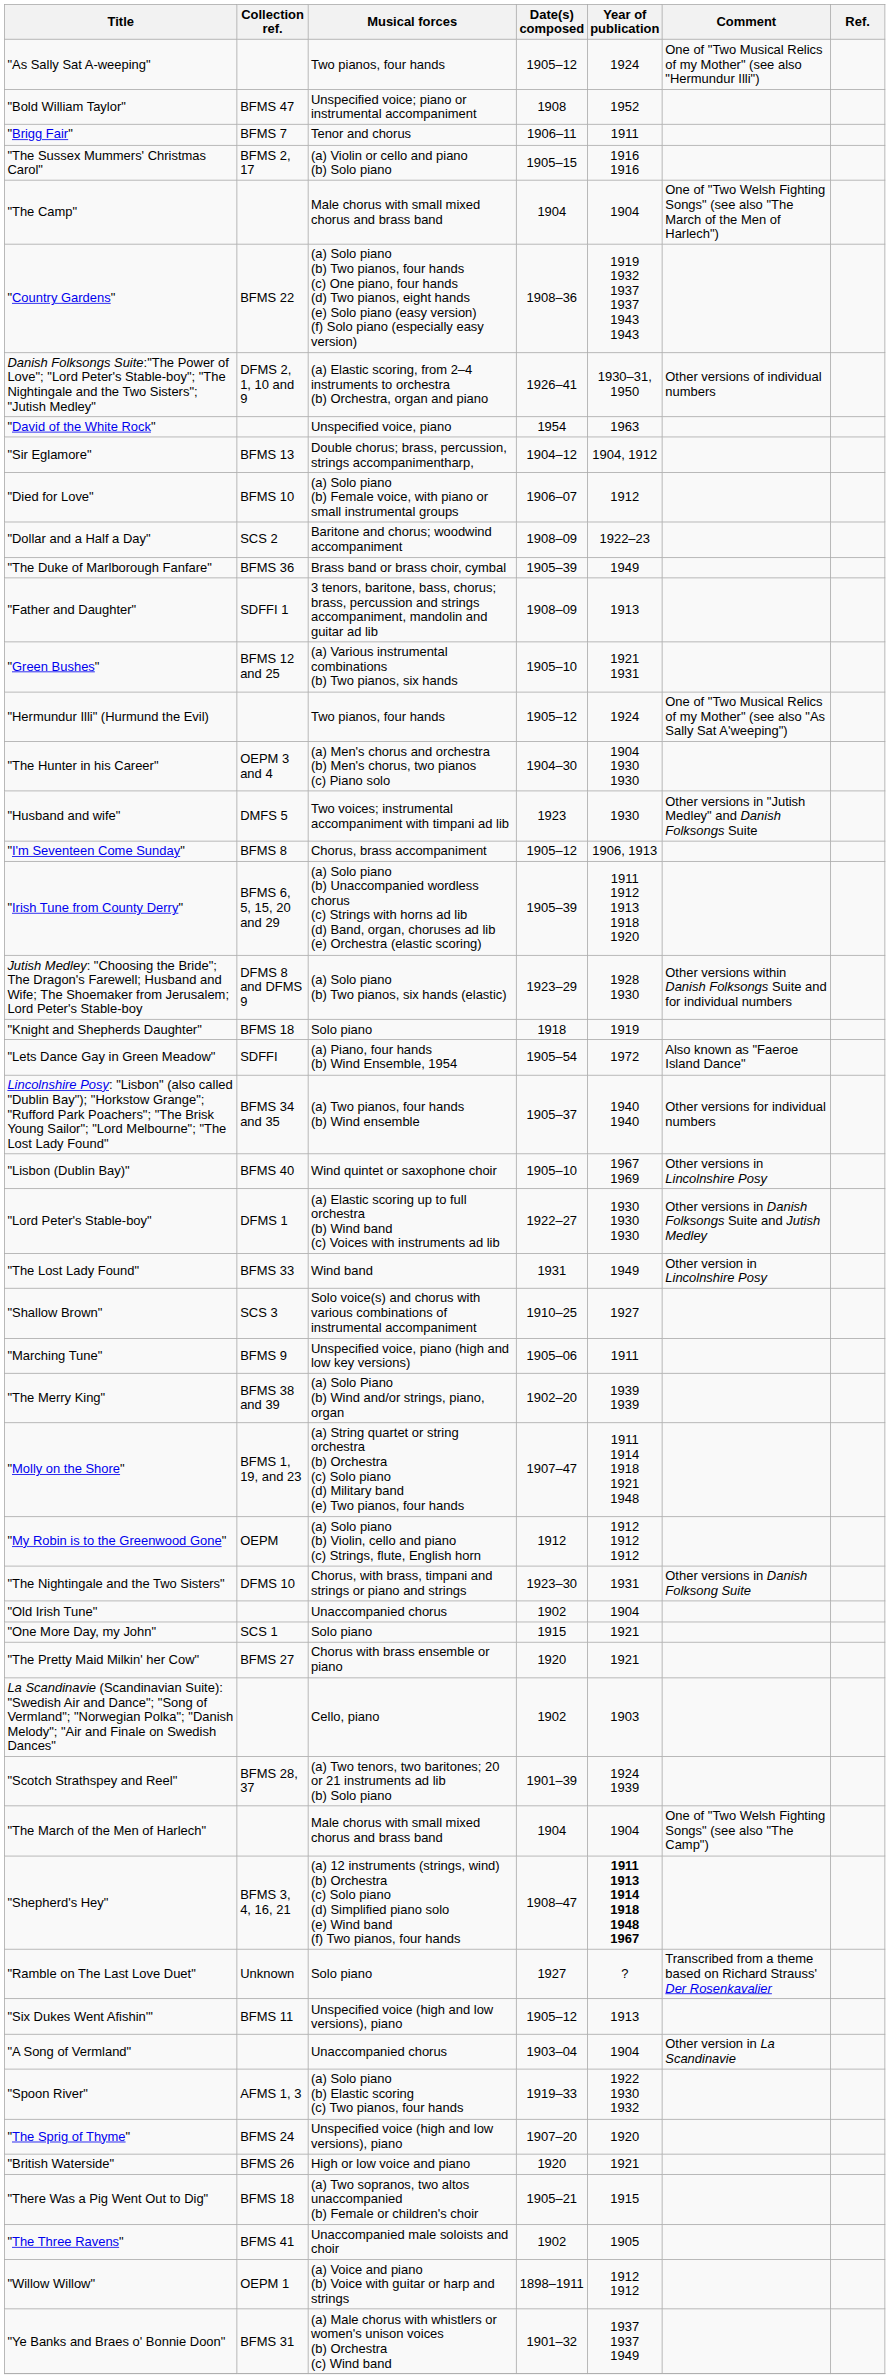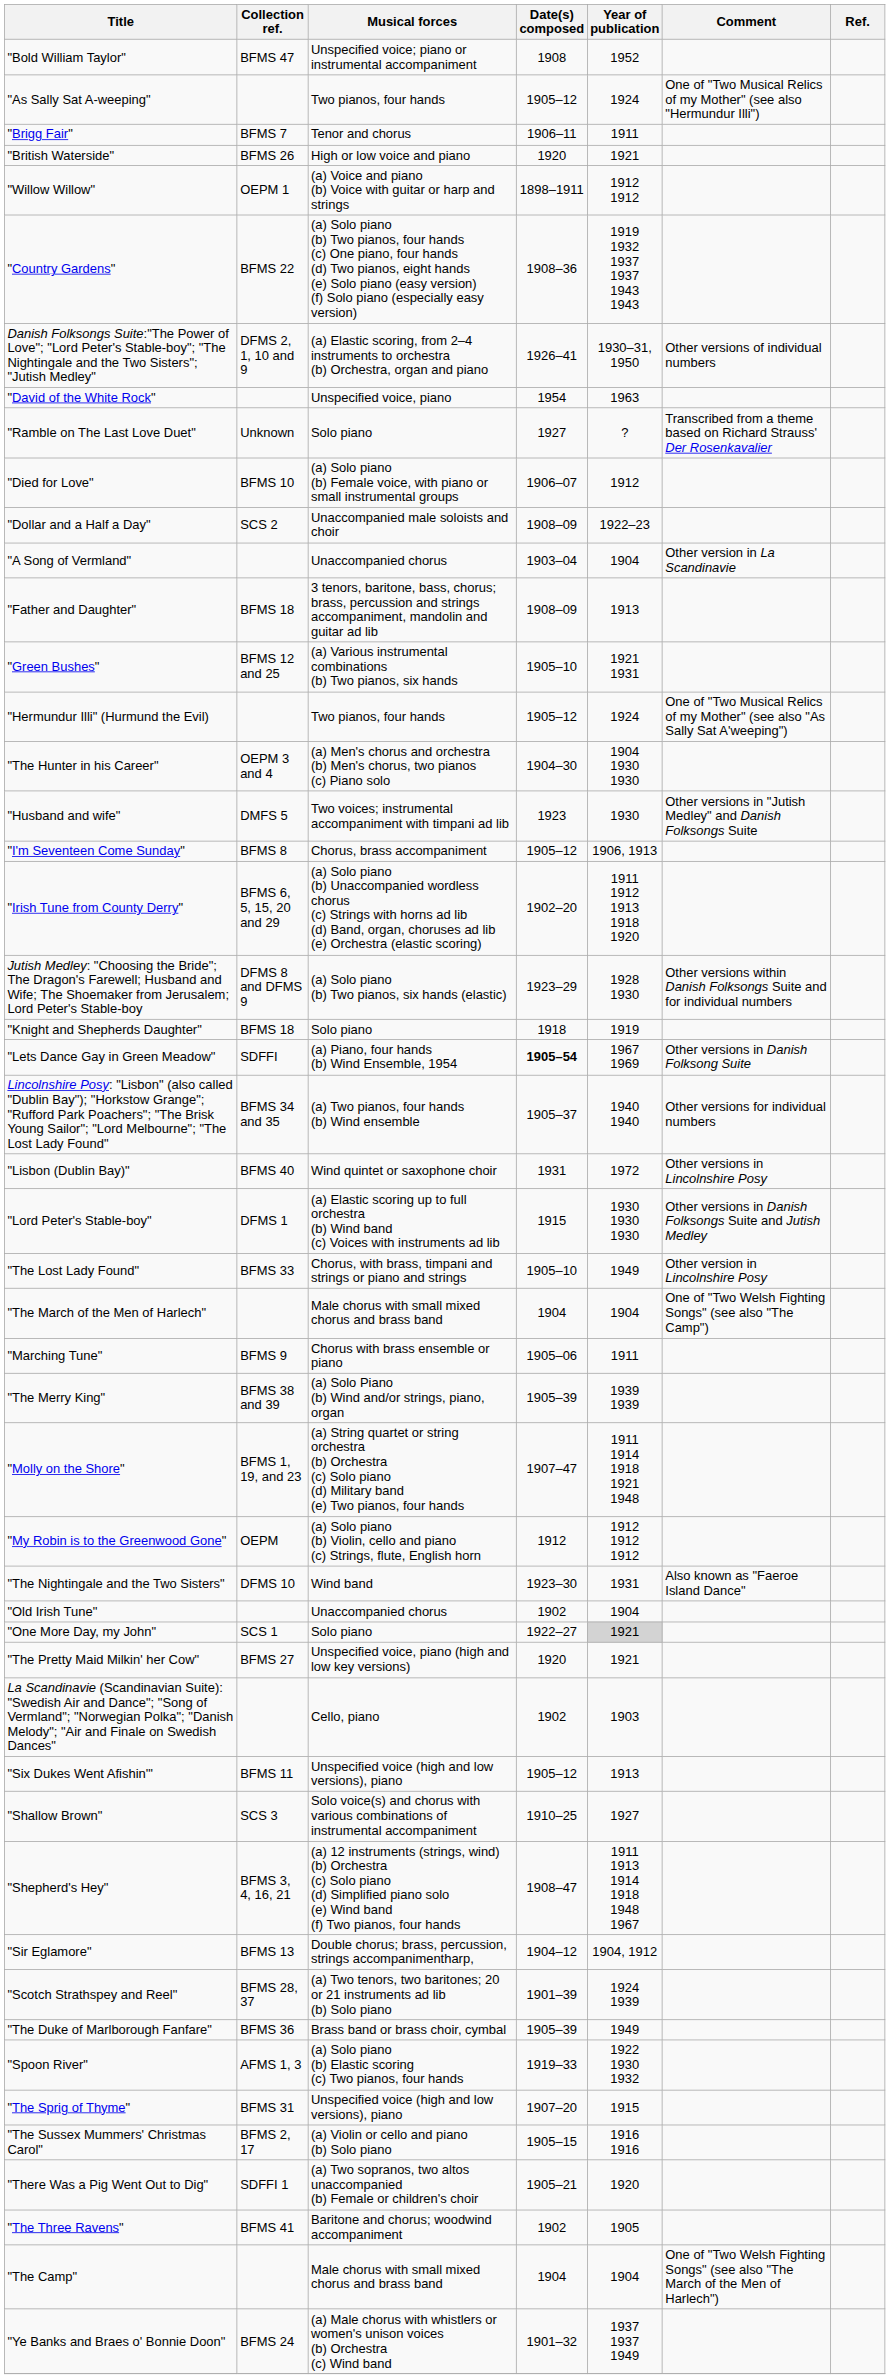rows swapped: (79, 64) <-> (67, 106)
rows swapped: (61, 2164) <-> (107, 162)
rows swapped: (42, 212) <-> (51, 2284)
rows swapped: (102, 1974) <-> (49, 454)
(401, 539) Baritone and chorus; woodwind accompaniment -> (410, 525) Unaccompanied male soloists and choir
rows swapped: (110, 567) <-> (69, 2051)
(264, 610) SDFFI 1 -> (267, 610) BFMS 18
(552, 908) 1905–39 -> (552, 908) 1902–20
(552, 1057) normal -> (552, 1057) bold
(625, 1057) 1972 -> (625, 1057) 1967 1969
(732, 1057) Also known as "Faeroe Island Dance" -> (736, 1057) Other versions in Danish Folksong Suite
(552, 1171) 1905–10 -> (552, 1171) 1931
(625, 1171) 1967 1969 -> (625, 1171) 1972
(552, 1221) 1922–27 -> (552, 1221) 1915
(342, 1270) Wind band -> (402, 1270) Chorus, with brass, timpani and strings or piano and strings
(552, 1270) 1931 -> (552, 1270) 1905–10
rows swapped: (107, 1830) <-> (55, 1313)
(410, 1355) Unspecified voice, piano (high and low key versions) -> (400, 1355) Chorus with brass ensemble or piano
(552, 1398) 1902–20 -> (552, 1398) 1905–39
(402, 1583) Chorus, with brass, timpani and strings or piano and strings -> (342, 1583) Wind band
(736, 1583) Other versions in Danish Folksong Suite -> (732, 1583) Also known as "Faeroe Island Dance"
(552, 1632) 1915 -> (552, 1632) 1922–27
(625, 1632) no background -> (625, 1632) lightgrey background
(400, 1659) Chorus with brass ensemble or piano -> (410, 1659) Unspecified voice, piano (high and low key versions)
rows swapped: (92, 1781) <-> (80, 2016)
(625, 1902) bold -> (625, 1888) normal
(267, 2136) BFMS 24 -> (267, 2107) BFMS 31
(625, 2136) 1920 -> (625, 2107) 1915
(267, 2199) BFMS 18 -> (264, 2184) SDFFI 1
(625, 2199) 1915 -> (625, 2184) 1920
(410, 2241) Unaccompanied male soloists and choir -> (401, 2227) Baritone and chorus; woodwind accompaniment
(267, 2341) BFMS 31 -> (267, 2341) BFMS 24
